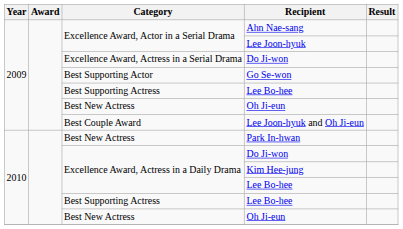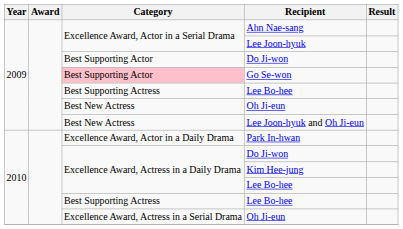(153, 59) Excellence Award, Actress in a Serial Drama -> (108, 59) Best Supporting Actor
(108, 75) no background -> (108, 75) pink background
(102, 122) Best Couple Award -> (99, 122) Best New Actress
(99, 138) Best New Actress -> (149, 138) Excellence Award, Actor in a Daily Drama
(99, 216) Best New Actress -> (153, 216) Excellence Award, Actress in a Serial Drama
